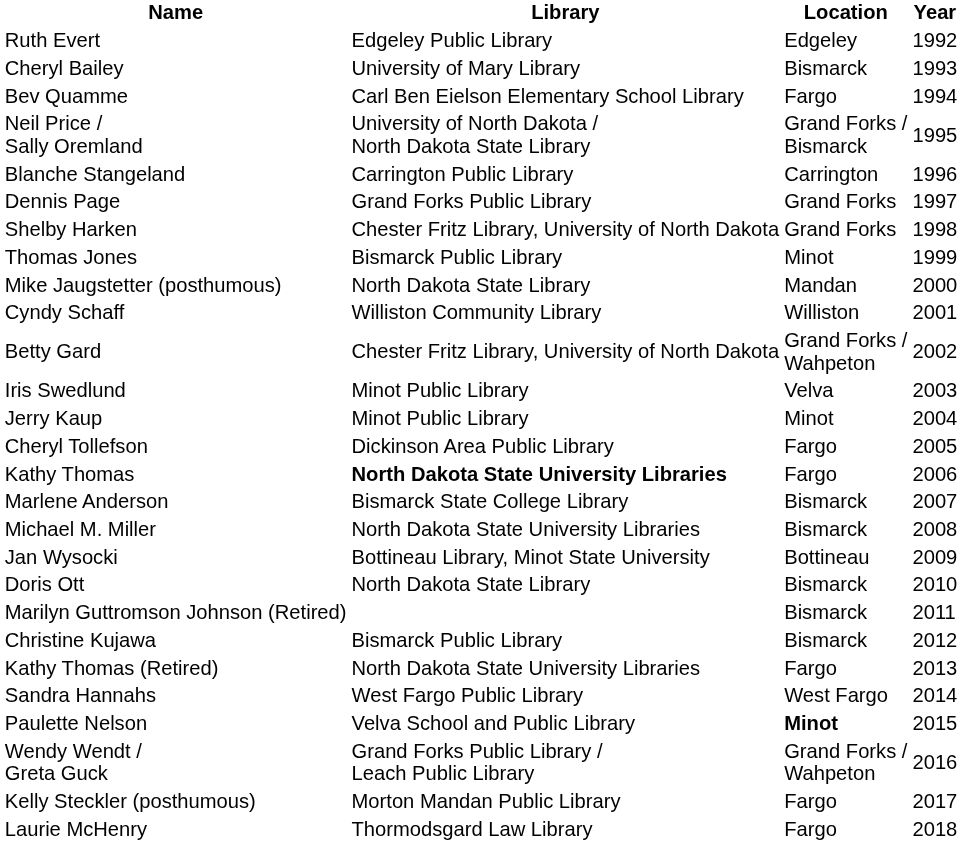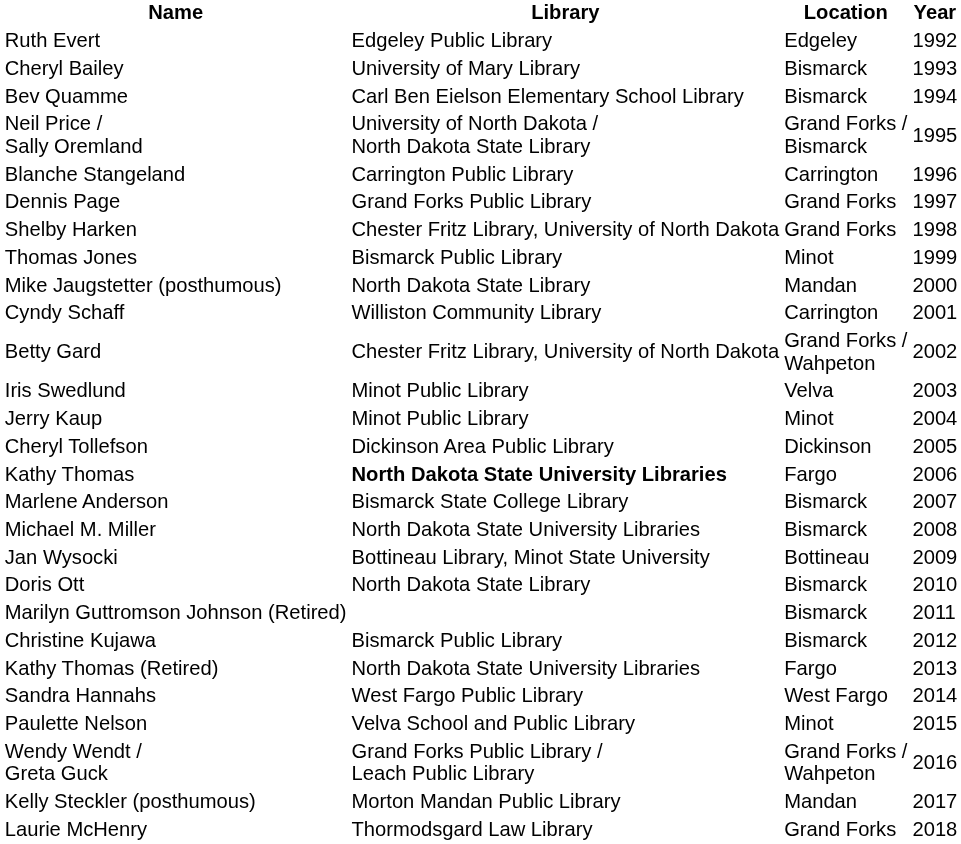(811, 96) Fargo -> (826, 96) Bismarck
(822, 312) Williston -> (831, 312) Carrington
(811, 446) Fargo -> (828, 446) Dickinson
(811, 723) bold -> (809, 723) normal
(811, 801) Fargo -> (821, 801) Mandan
(811, 829) Fargo -> (840, 829) Grand Forks
